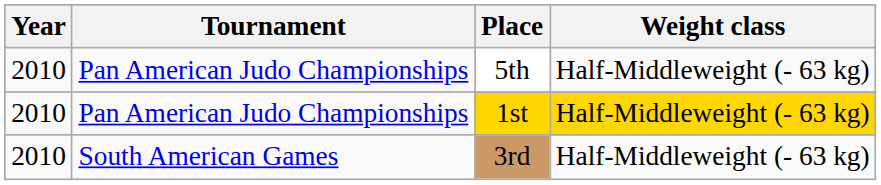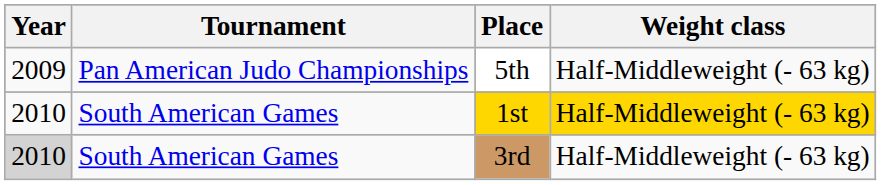(39, 69) 2010 -> (39, 69) 2009
(273, 112) Pan American Judo Championships -> (208, 112) South American Games
(39, 156) no background -> (39, 156) lightgrey background
